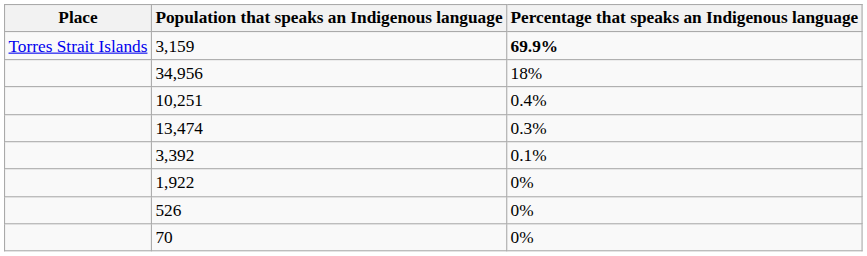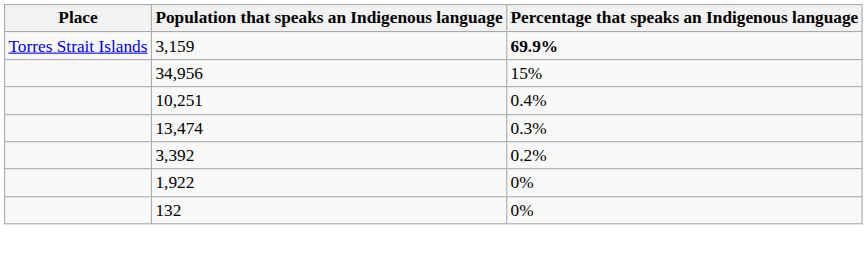(526, 73) 18% -> (526, 73) 15%
(529, 155) 0.1% -> (529, 155) 0.2%
- row: (168, 210)
+ row: (168, 210)
- row: (164, 237)
